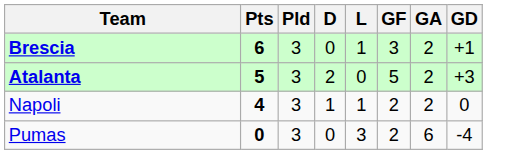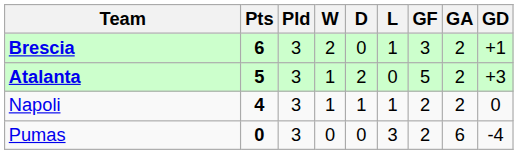+ column: (330, 18)
